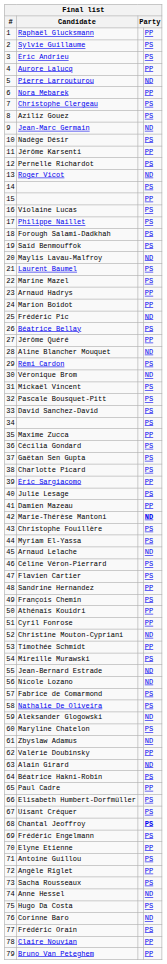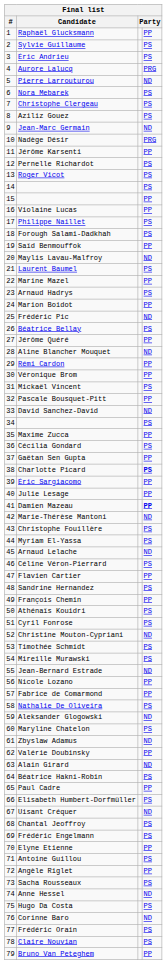(149, 69) PP -> (150, 69) PRG
(149, 93) PP -> (148, 93) PS
(149, 140) PS -> (150, 140) PRG
(149, 175) ND -> (148, 175) PS
(149, 211) PS -> (148, 211) PP
(149, 246) PS -> (148, 246) PP
(149, 281) PS -> (148, 281) PP
(149, 293) PP -> (148, 293) PS
(149, 364) PS -> (148, 364) PP
(149, 376) ND -> (148, 376) PP
(149, 399) PS -> (148, 399) PP
(149, 411) PS -> (148, 411) ND
(149, 458) PS -> (148, 458) PP
(149, 470) normal -> (148, 470) bold
(149, 494) PS -> (148, 494) PP
(149, 506) normal -> (148, 506) bold
(149, 517) bold -> (148, 517) normal
(149, 576) PS -> (148, 576) PP
(149, 588) PP -> (148, 588) PS
(149, 600) PS -> (148, 600) PP
(149, 612) PP -> (148, 612) PS
(149, 623) PP -> (148, 623) PS
(149, 647) PP -> (148, 647) PS
(149, 682) ND -> (148, 682) PP
(149, 694) PS -> (148, 694) PP
(149, 812) PS -> (148, 812) ND
(149, 824) bold -> (148, 824) normal
(149, 942) PP -> (148, 942) PS
